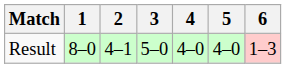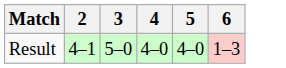- column: (82, 19)
